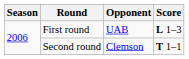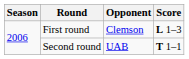(117, 29) UAB -> (125, 29) Clemson
(125, 46) Clemson -> (117, 46) UAB
